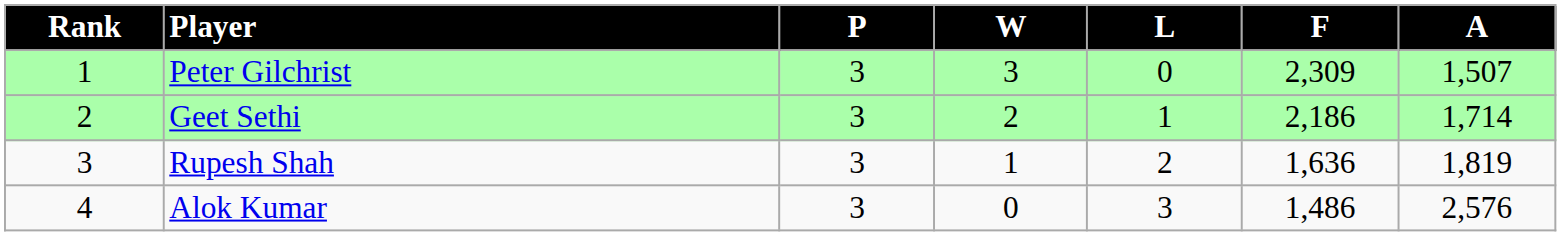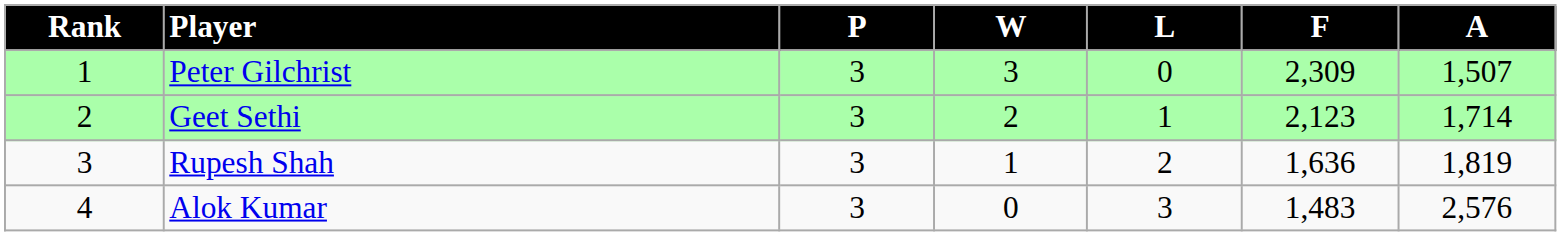(1320, 117) 2,186 -> (1320, 117) 2,123
(1320, 207) 1,486 -> (1320, 207) 1,483
